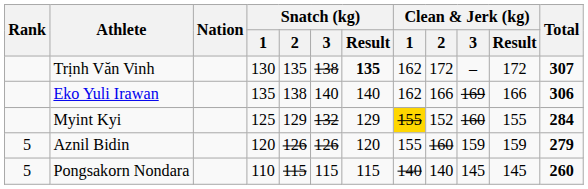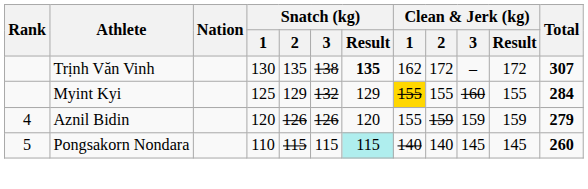- row: (106, 94)
(441, 119) 152 -> (441, 94) 155
(27, 145) 5 -> (27, 119) 4
(441, 145) 160 -> (441, 119) 159
(368, 171) no background -> (368, 145) paleturquoise background
